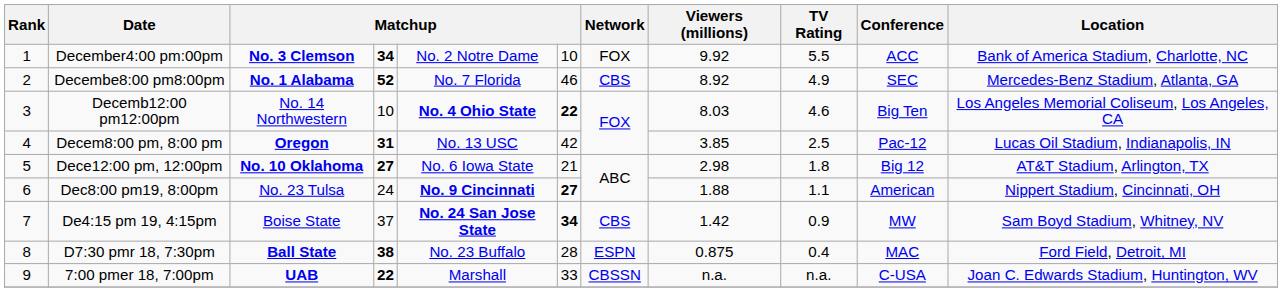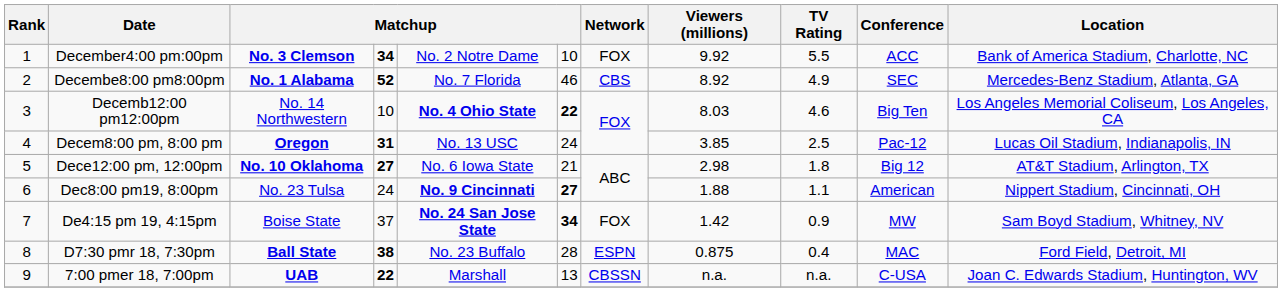(569, 142) 42 -> (569, 142) 24
(615, 221) CBS -> (615, 221) FOX
(569, 276) 33 -> (569, 276) 13
